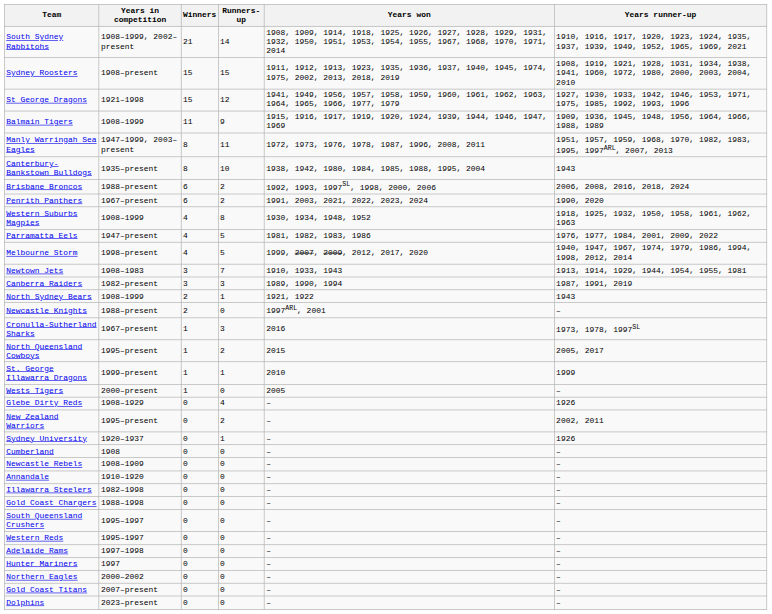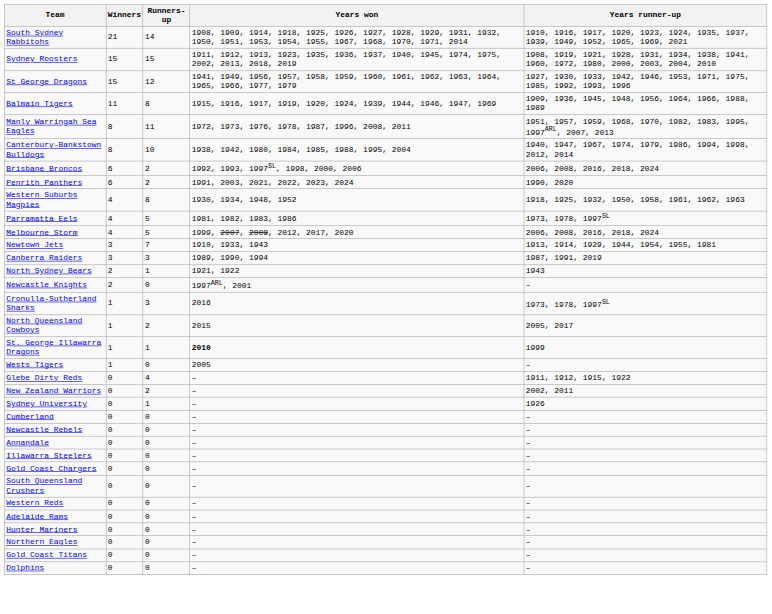- column: (140, 15)
(222, 122) 9 -> (147, 104) 8
(566, 168) 1943 -> (638, 150) 1940, 1947, 1967, 1974, 1979, 1986, 1994, 1998, 2012, 2014
(637, 236) 1976, 1977, 1984, 2001, 2009, 2022 -> (568, 218) 1973, 1978, 1997SL
(654, 253) 1940, 1947, 1967, 1974, 1979, 1986, 1994, 1998, 2012, 2014 -> (592, 232) 2006, 2008, 2016, 2018, 2024
(276, 373) normal -> (201, 348) bold
(566, 403) 1926 -> (578, 378) 1911, 1912, 1915, 1922
